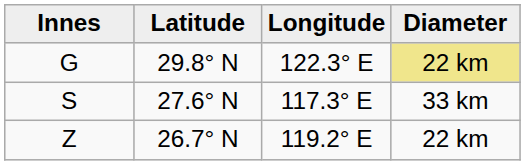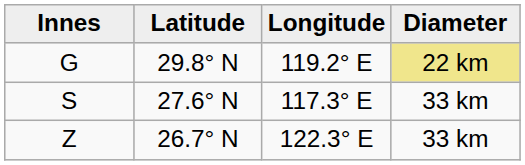(327, 62) 122.3° E -> (327, 62) 119.2° E
(327, 139) 119.2° E -> (327, 139) 122.3° E
(455, 139) 22 km -> (455, 139) 33 km
